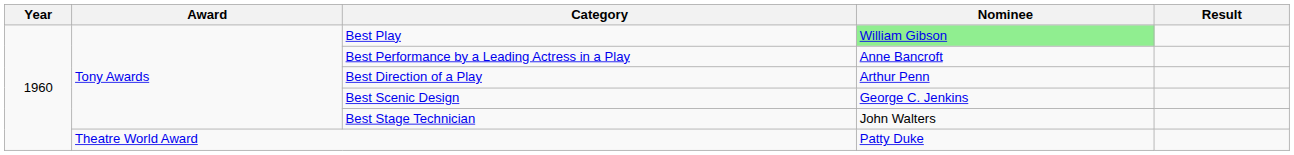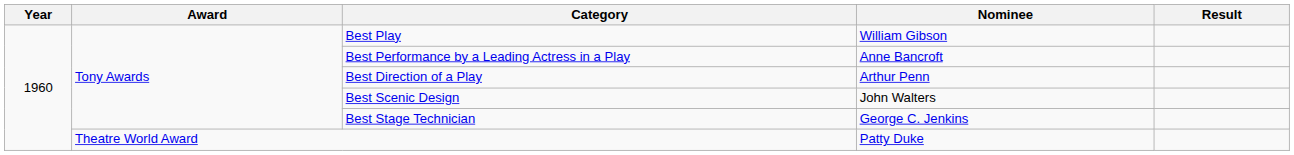(903, 35) lightgreen background -> (903, 35) no background
(914, 98) George C. Jenkins -> (898, 98) John Walters
(898, 118) John Walters -> (914, 118) George C. Jenkins
